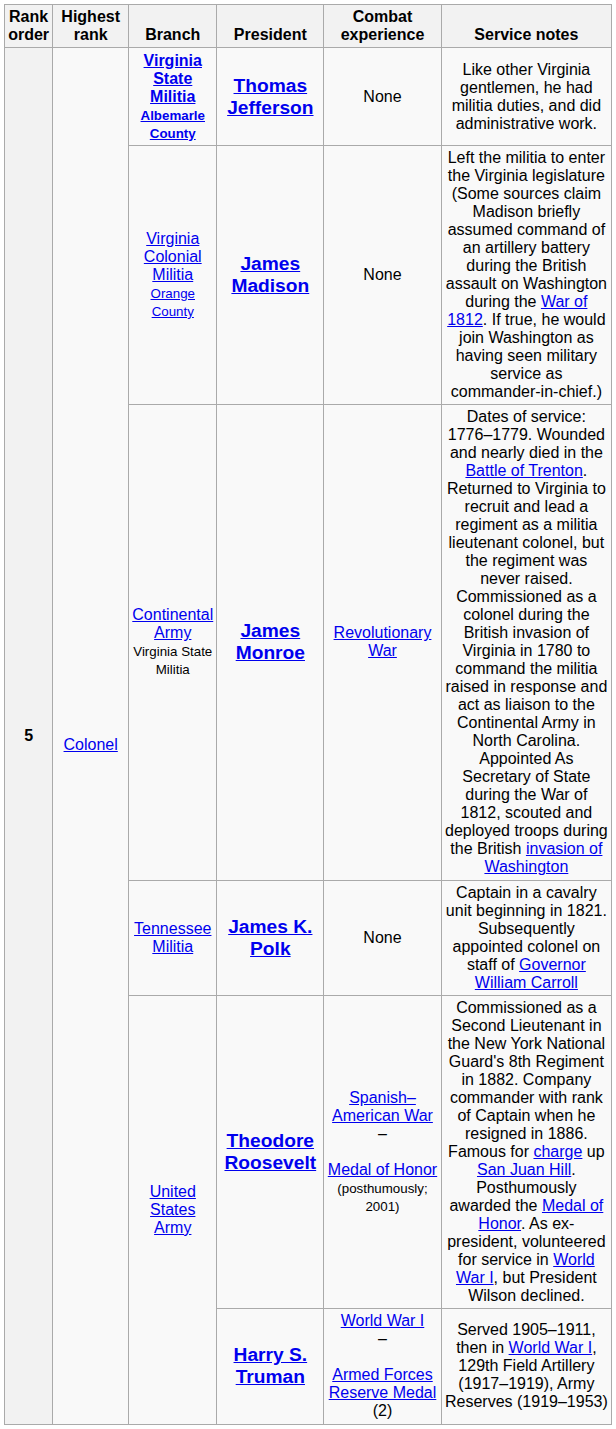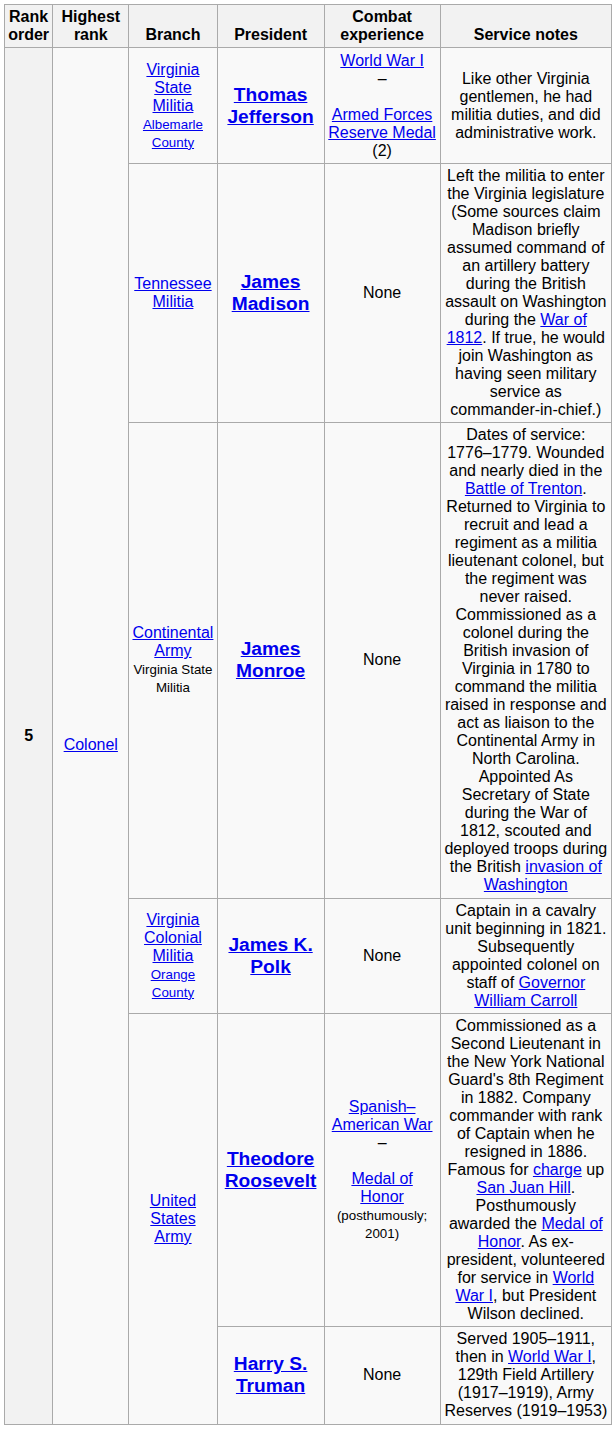(173, 96) bold -> (173, 105) normal
(382, 96) None -> (382, 105) World War I – Armed Forces Reserve Medal (2)
(173, 274) Virginia Colonial Militia Orange County -> (173, 292) Tennessee Militia
(382, 642) Revolutionary War -> (382, 660) None
(173, 937) Tennessee Militia -> (173, 955) Virginia Colonial Militia Orange County
(382, 1366) World War I – Armed Forces Reserve Medal (2) -> (382, 1375) None
